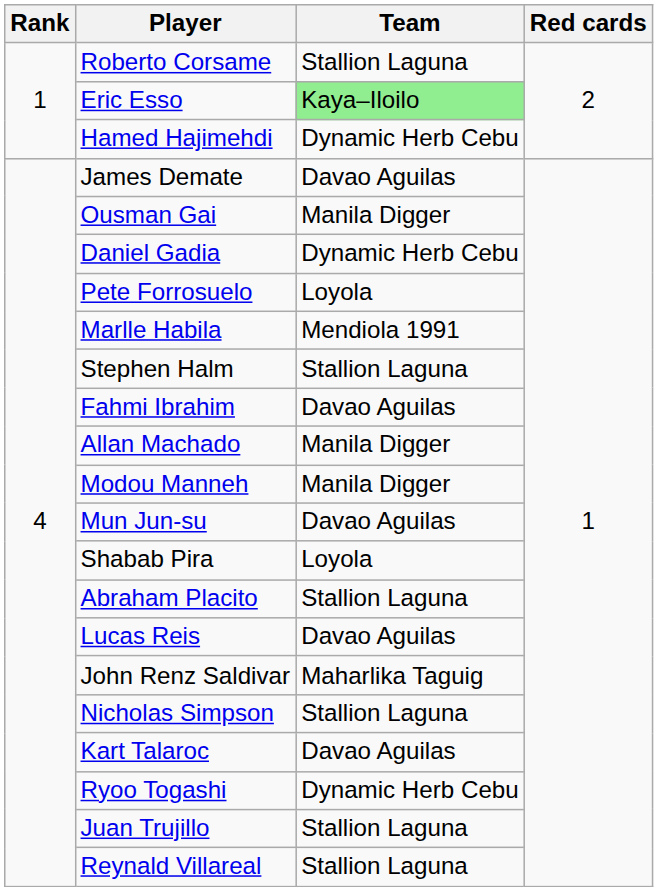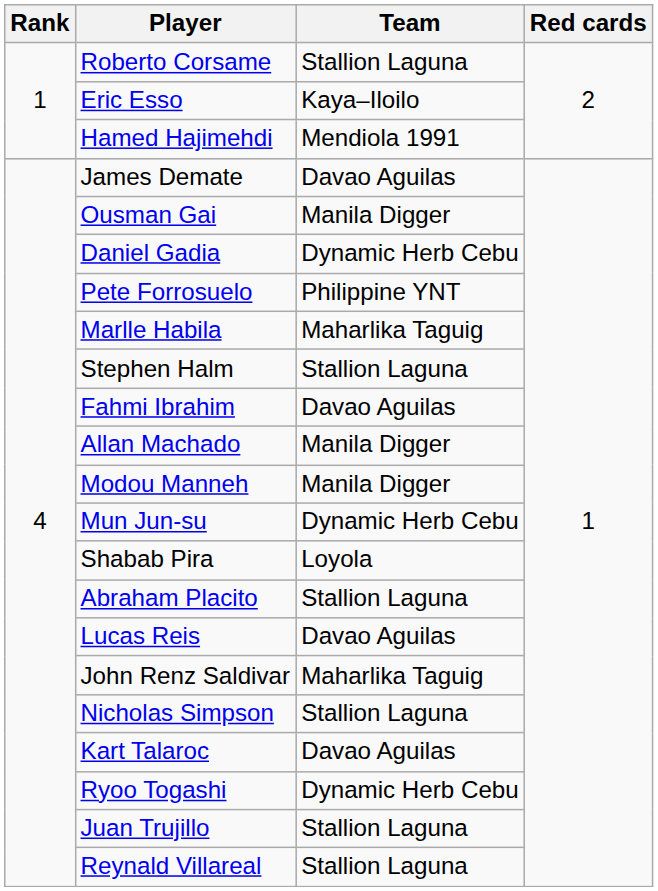(360, 100) lightgreen background -> (360, 100) no background
(410, 138) Dynamic Herb Cebu -> (380, 138) Mendiola 1991
(337, 291) Loyola -> (381, 291) Philippine YNT
(380, 330) Mendiola 1991 -> (392, 330) Maharlika Taguig
(378, 521) Davao Aguilas -> (410, 521) Dynamic Herb Cebu
